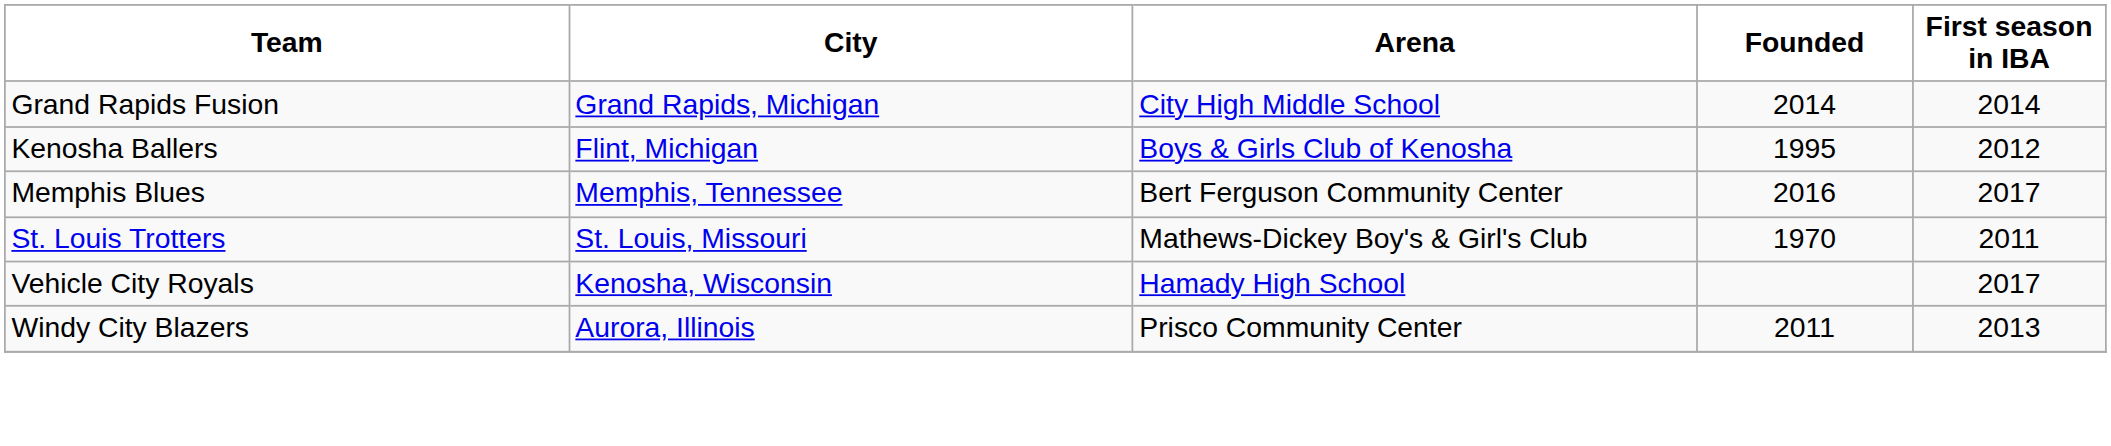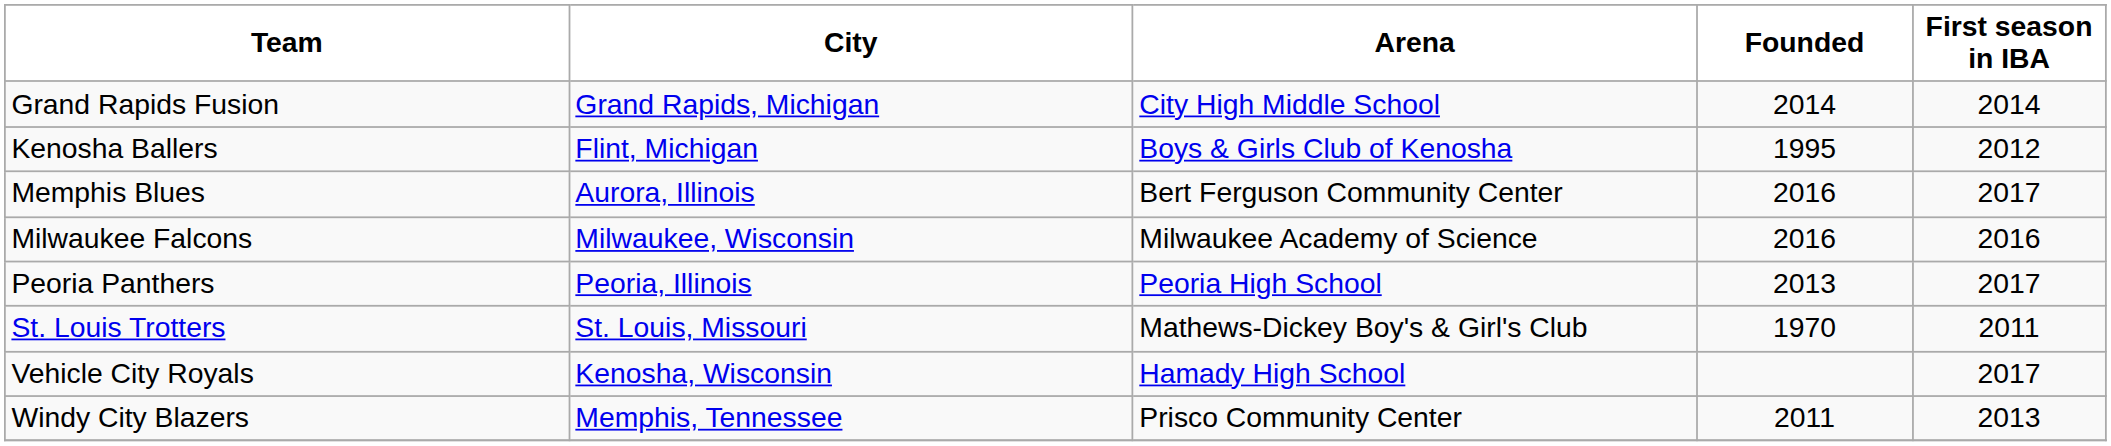(709, 193) Memphis, Tennessee -> (665, 193) Aurora, Illinois
+ row: (132, 238)
+ row: (113, 283)
(665, 328) Aurora, Illinois -> (709, 418) Memphis, Tennessee
